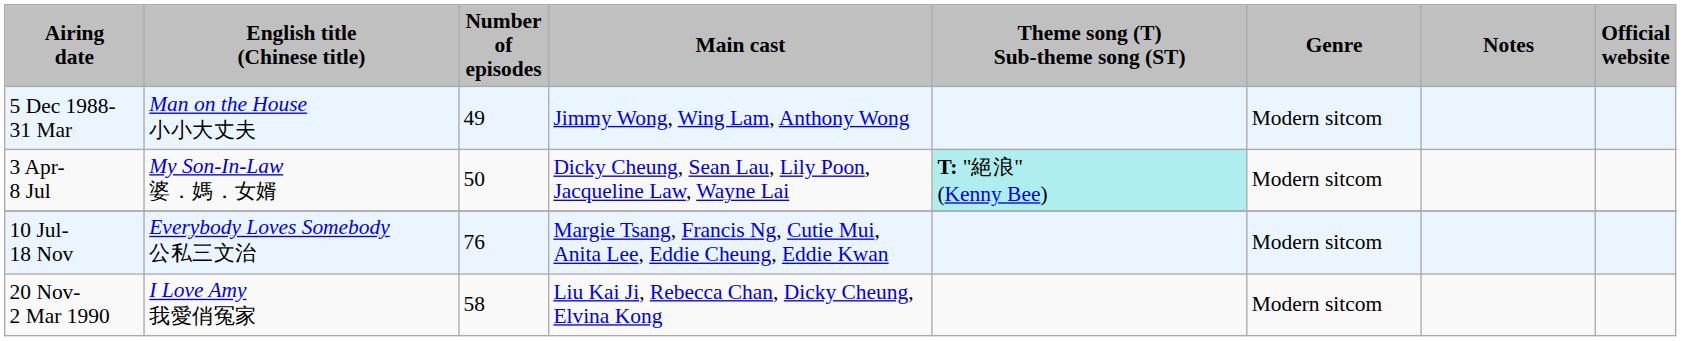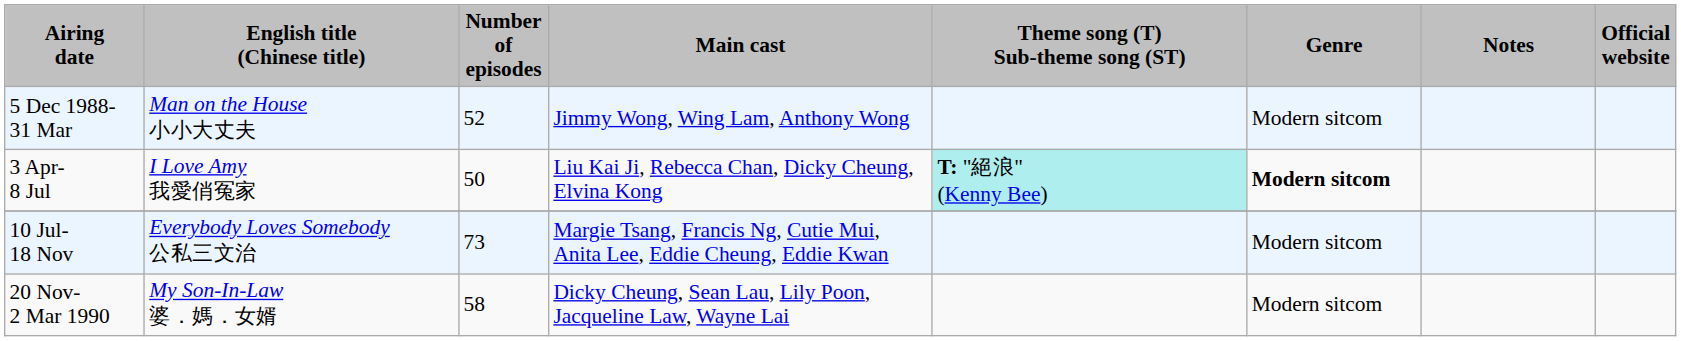(474, 117) 49 -> (474, 117) 52
(216, 178) My Son-In-Law 婆．媽．女婿 -> (203, 178) I Love Amy 我愛俏冤家
(712, 179) Dicky Cheung, Sean Lau, Lily Poon, Jacqueline Law, Wayne Lai -> (733, 179) Liu Kai Ji, Rebecca Chan, Dicky Cheung, Elvina Kong
(1317, 179) normal -> (1321, 179) bold
(474, 242) 76 -> (474, 242) 73
(203, 302) I Love Amy 我愛俏冤家 -> (216, 302) My Son-In-Law 婆．媽．女婿
(733, 304) Liu Kai Ji, Rebecca Chan, Dicky Cheung, Elvina Kong -> (712, 304) Dicky Cheung, Sean Lau, Lily Poon, Jacqueline Law, Wayne Lai
